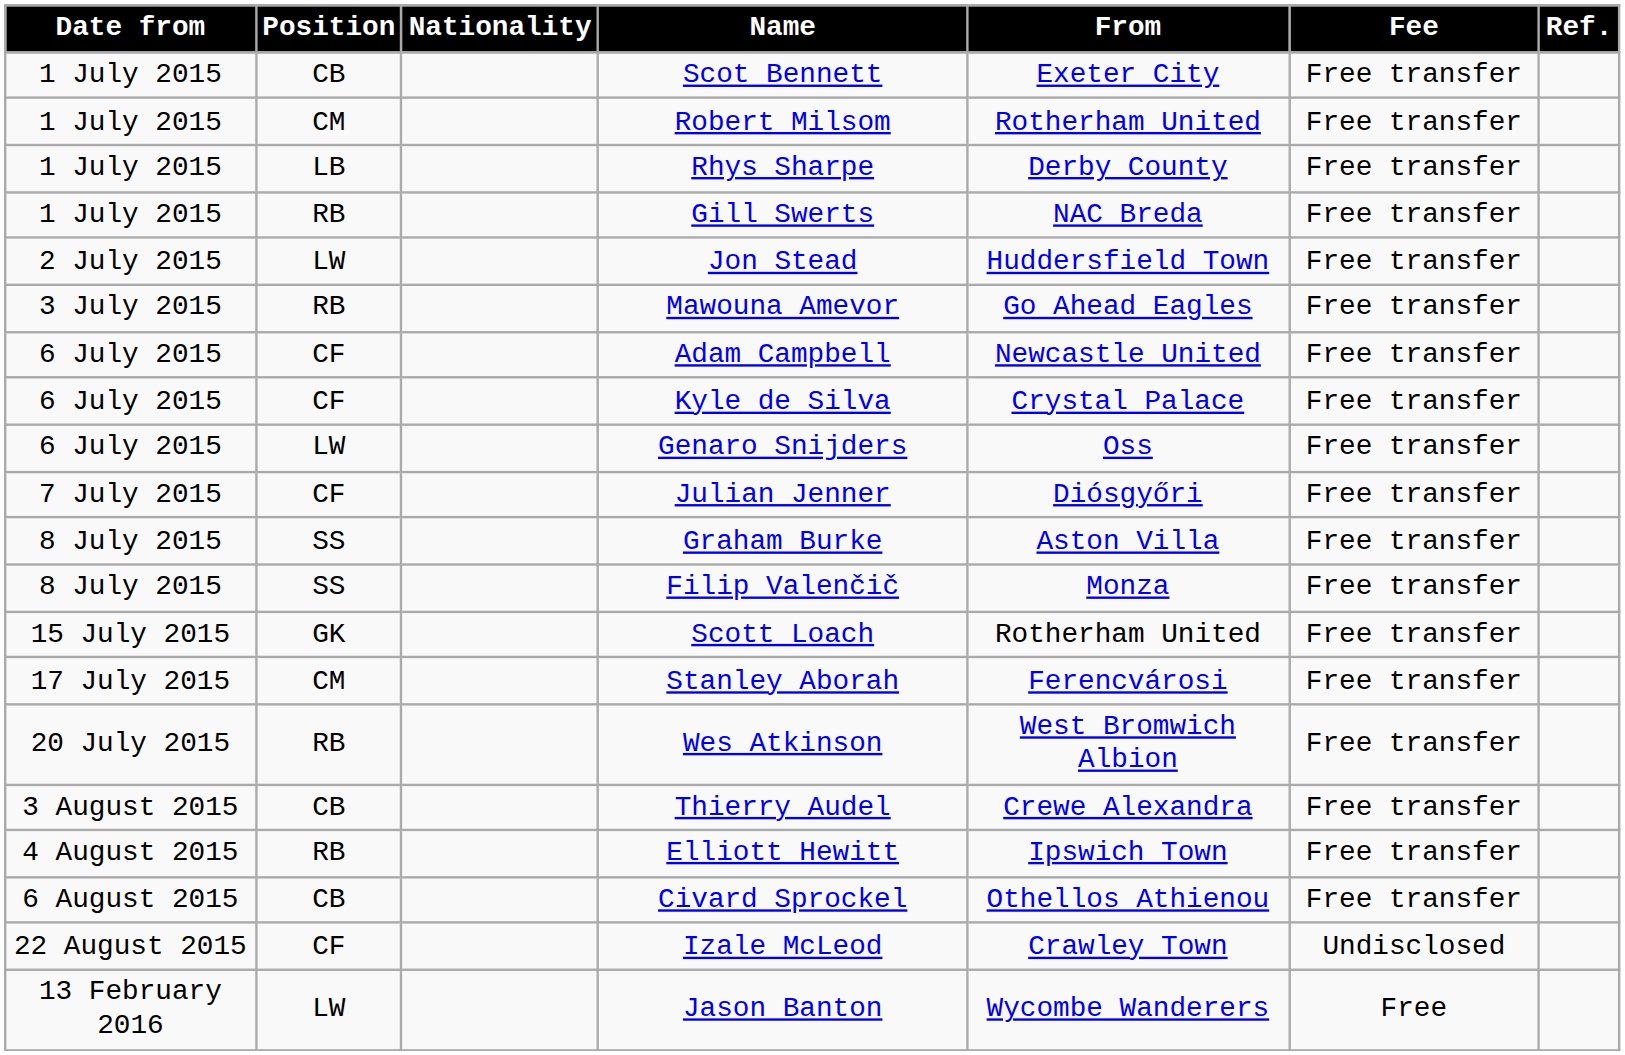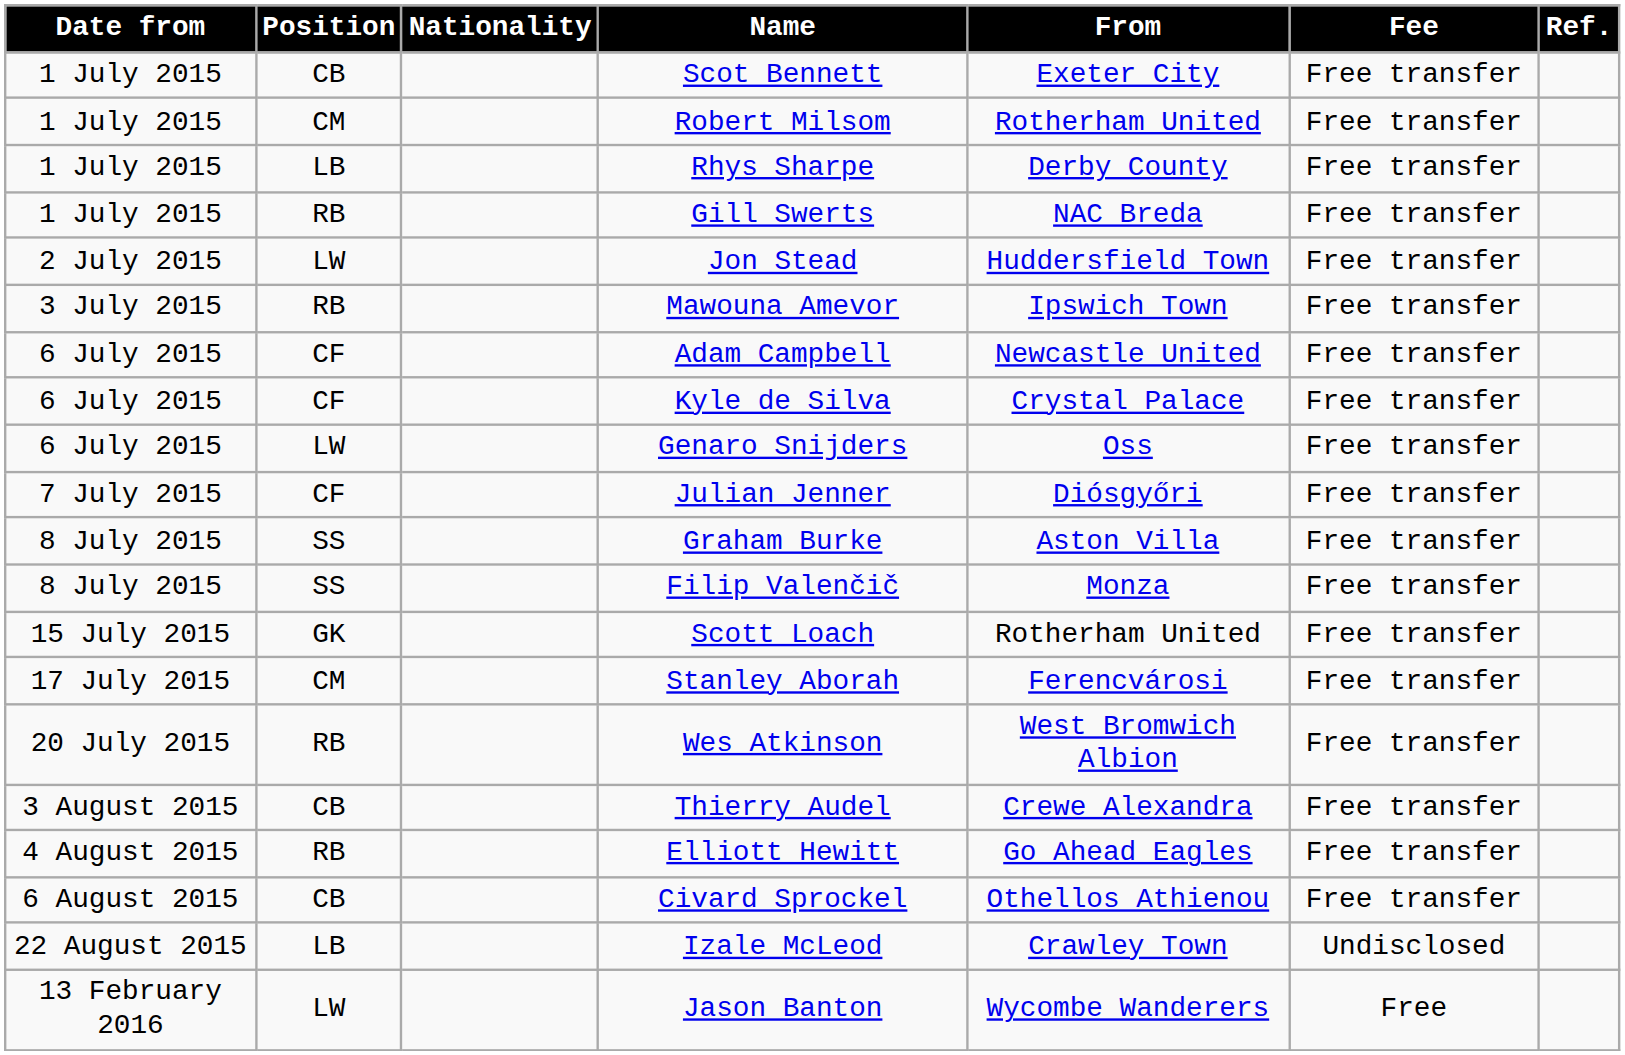(1128, 308) Go Ahead Eagles -> (1128, 308) Ipswich Town
(1128, 853) Ipswich Town -> (1128, 853) Go Ahead Eagles
(329, 946) CF -> (329, 946) LB
